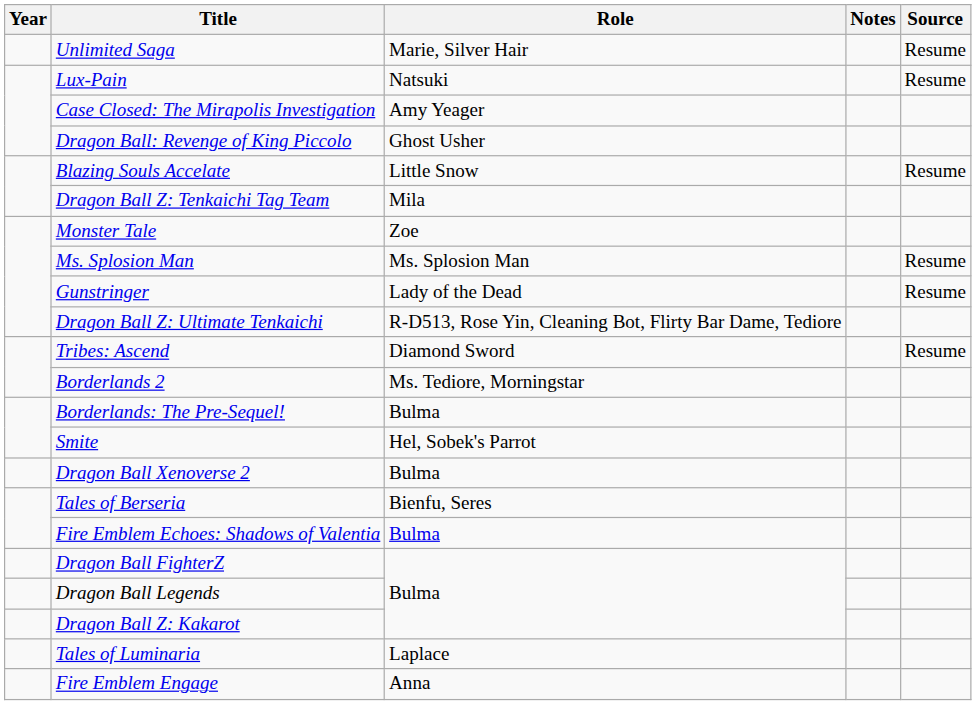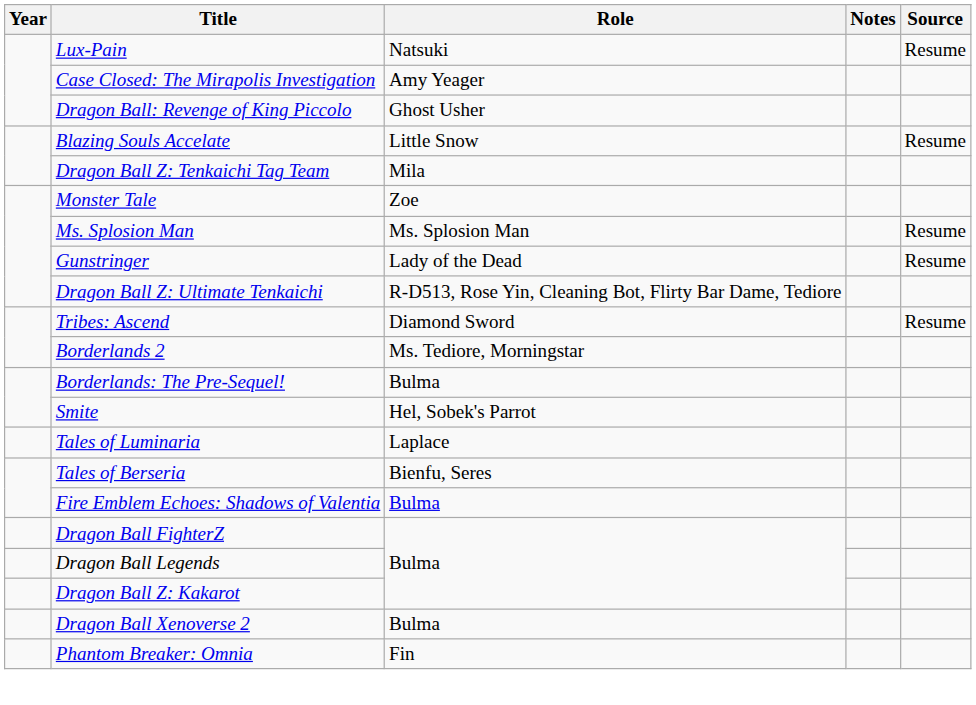- row: (115, 49)
rows swapped: (153, 472) <-> (128, 653)
+ row: (154, 653)
- row: (137, 683)
